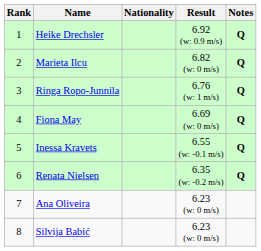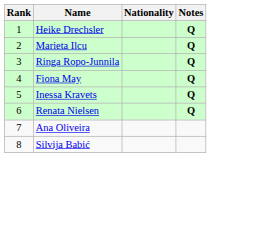- column: (201, 12)
